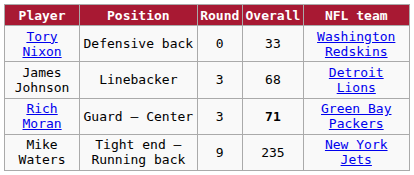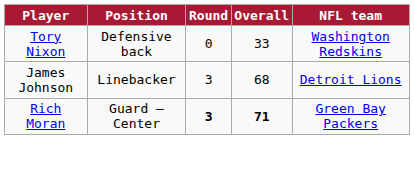(220, 116) normal -> (209, 116) bold
- row: (42, 152)
